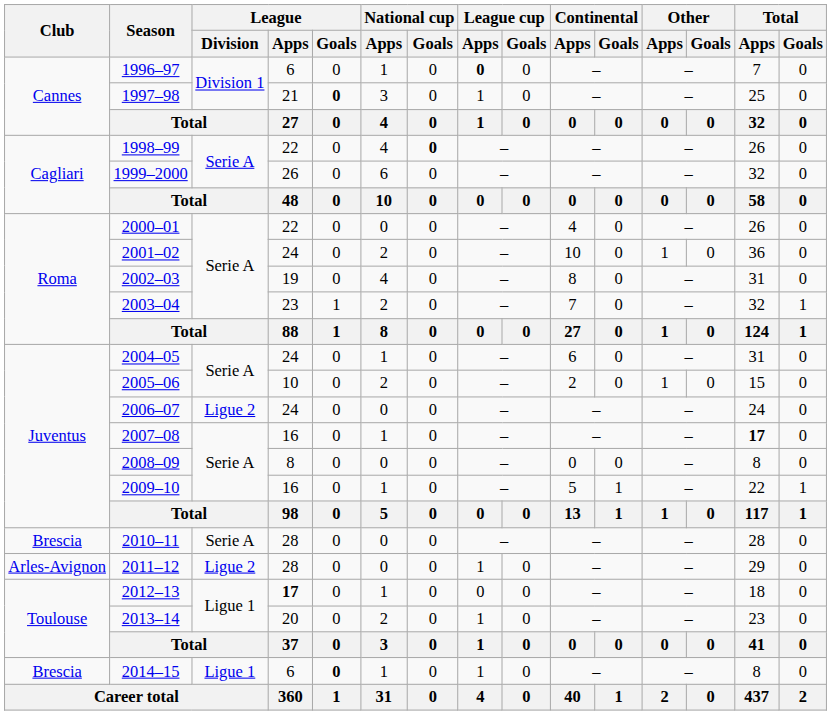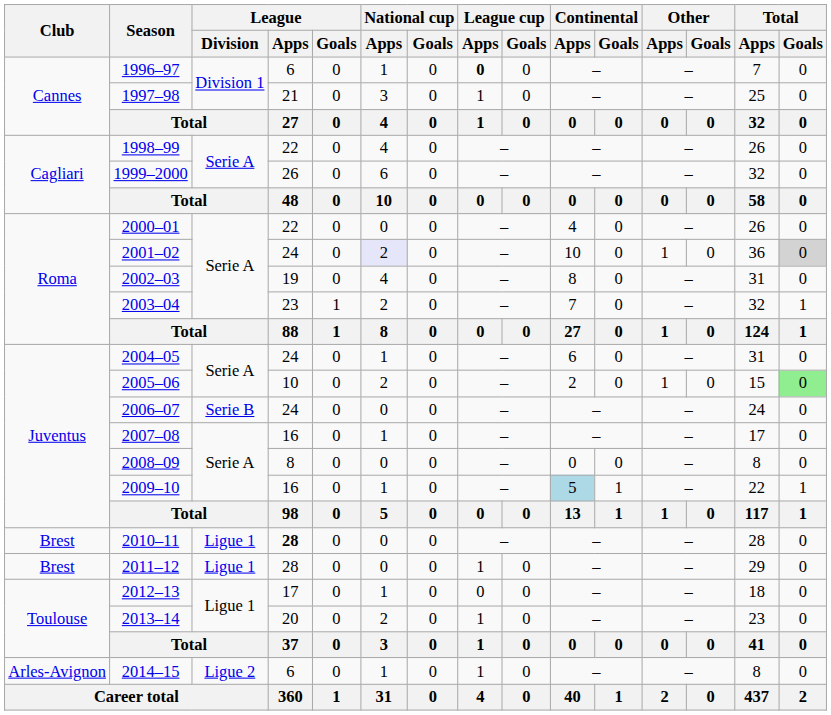(336, 95) bold -> (336, 95) normal
(433, 148) bold -> (433, 148) normal
(384, 252) no background -> (384, 252) lavender background
(803, 252) no background -> (803, 252) lightgrey background
(803, 383) no background -> (803, 383) lightgreen background
(230, 409) Ligue 2 -> (230, 409) Serie B
(757, 435) bold -> (757, 435) normal
(572, 488) no background -> (572, 488) lightblue background
(57, 540) Brescia -> (57, 540) Brest
(230, 540) Serie A -> (230, 540) Ligue 1
(290, 540) normal -> (290, 540) bold
(57, 566) Arles-Avignon -> (57, 566) Brest
(230, 566) Ligue 2 -> (230, 566) Ligue 1
(290, 592) bold -> (290, 592) normal
(57, 670) Brescia -> (57, 670) Arles-Avignon
(230, 670) Ligue 1 -> (230, 670) Ligue 2
(336, 670) bold -> (336, 670) normal
